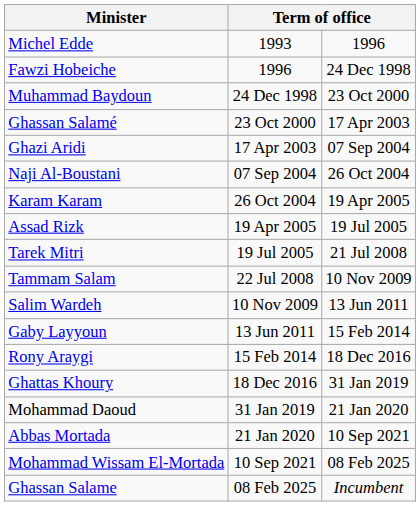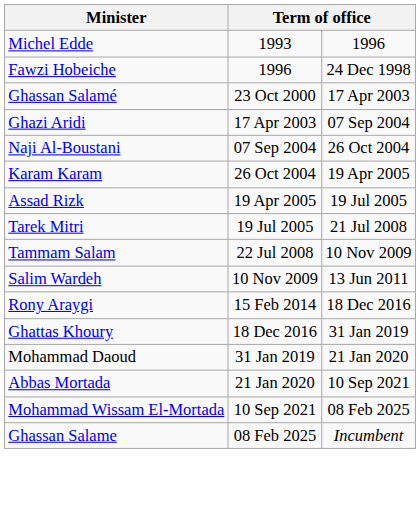- row: (80, 95)
- row: (58, 331)
